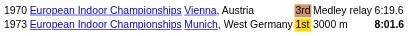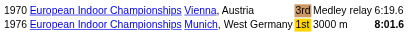(16, 25) 1973 -> (16, 25) 1976
